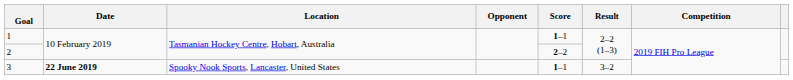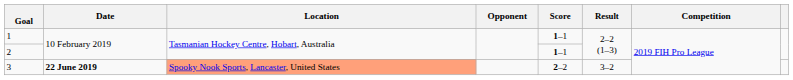(560, 52) 2–2 -> (560, 52) 1–1
(254, 67) no background -> (254, 67) lightsalmon background
(560, 67) 1–1 -> (560, 67) 2–2
